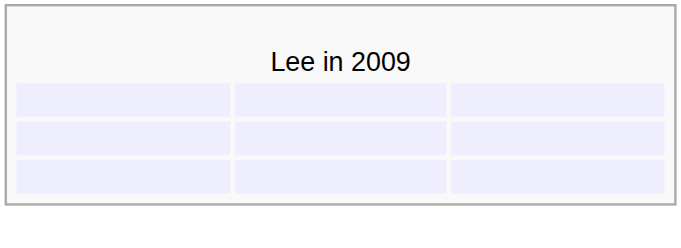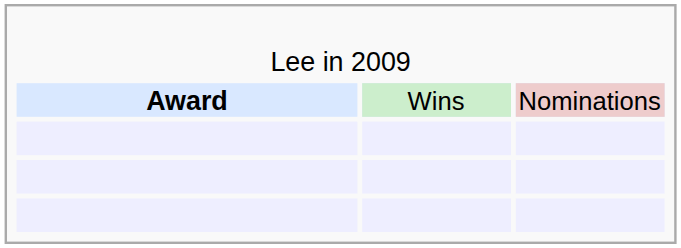+ row: (187, 101)
